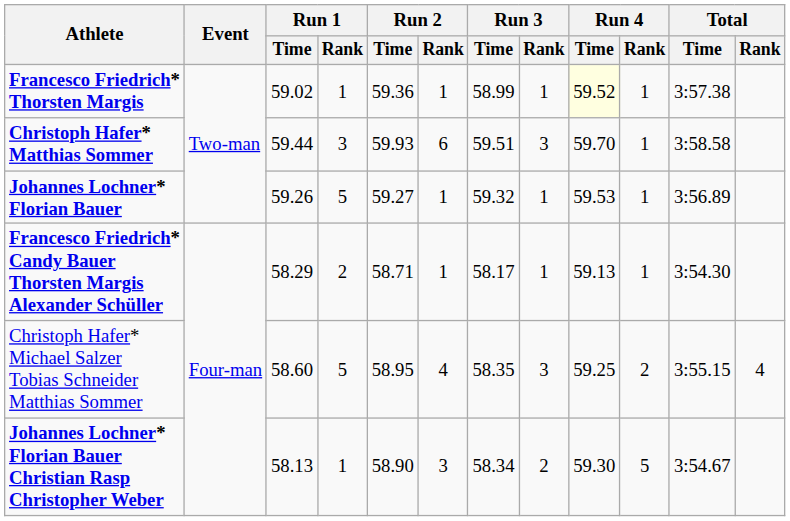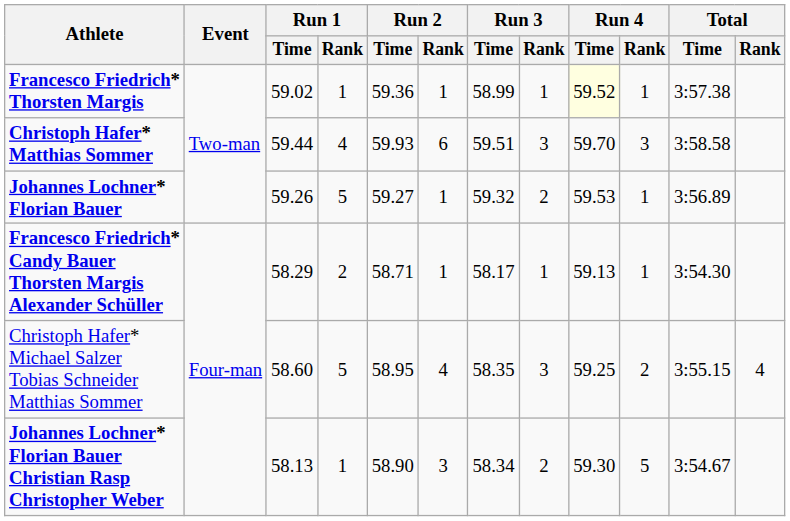(342, 144) 3 -> (342, 144) 4
(645, 144) 1 -> (645, 144) 3
(544, 197) 1 -> (544, 197) 2
